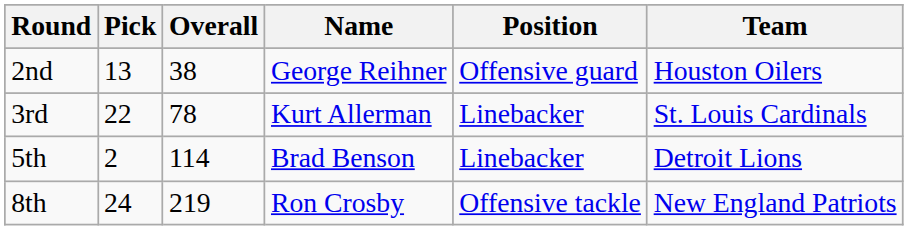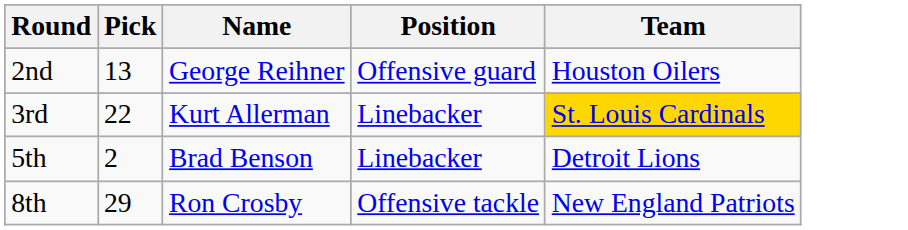- column: (214, 26)
(760, 114) no background -> (658, 114) gold background
(118, 202) 24 -> (118, 202) 29
